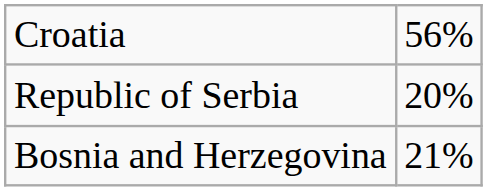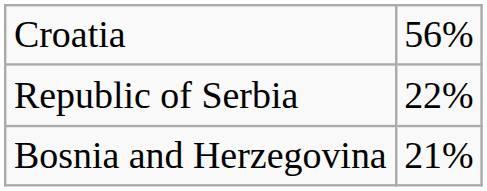(439, 94) 20% -> (439, 94) 22%
